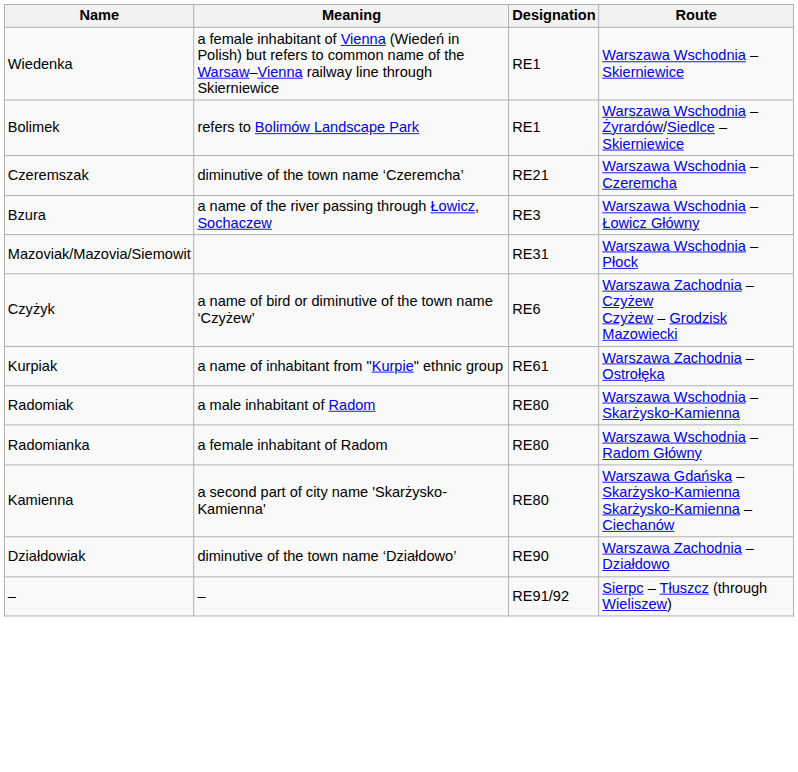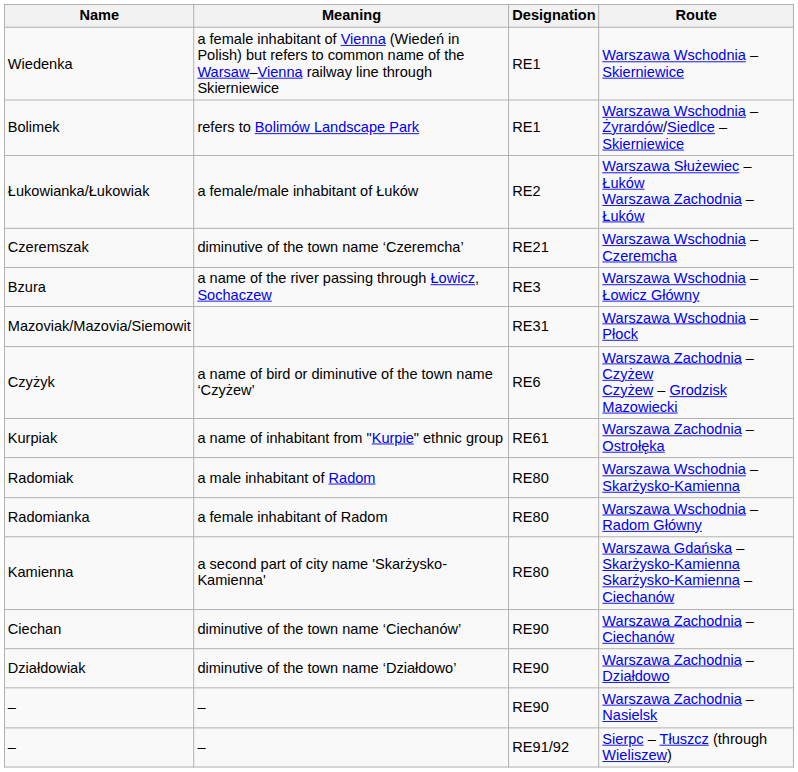+ row: (678, 191)
+ row: (678, 628)
+ row: (678, 707)
